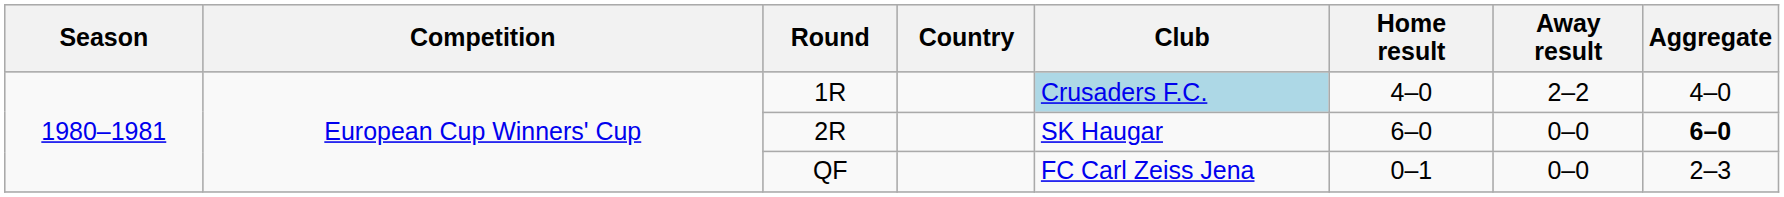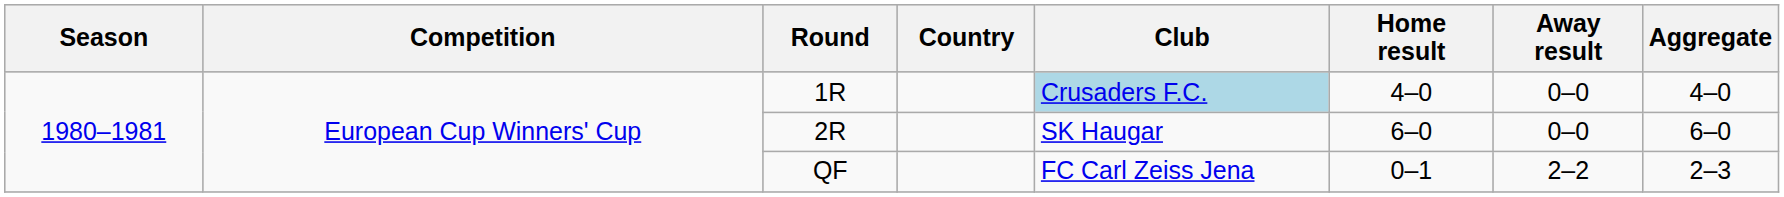(1568, 91) 2–2 -> (1568, 91) 0–0
(1710, 131) bold -> (1710, 131) normal
(1568, 171) 0–0 -> (1568, 171) 2–2
